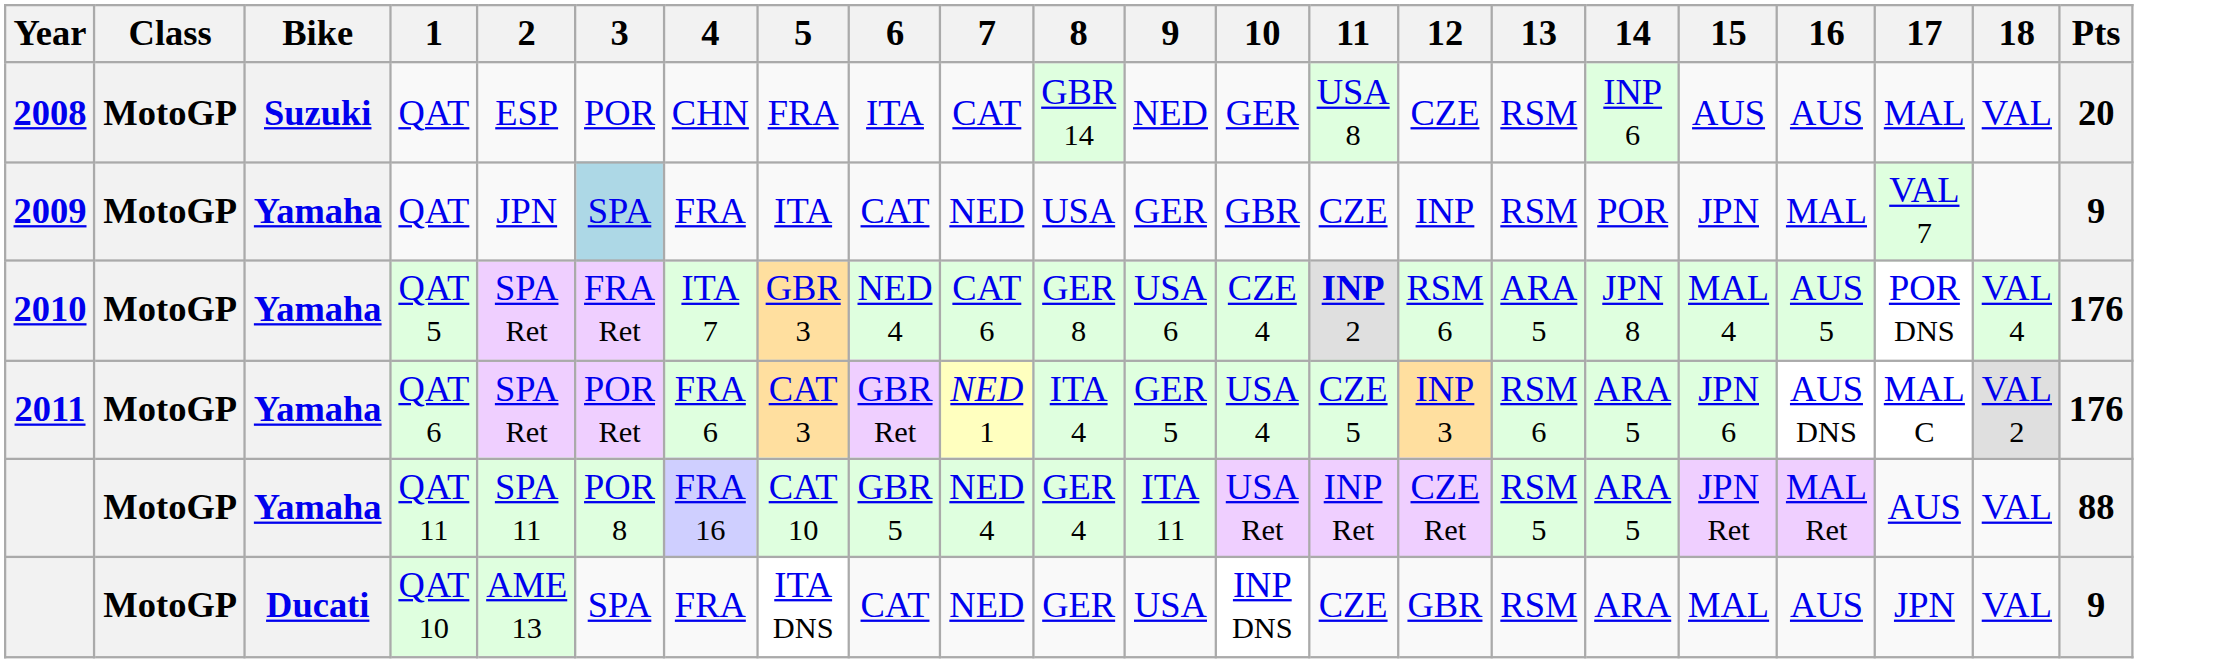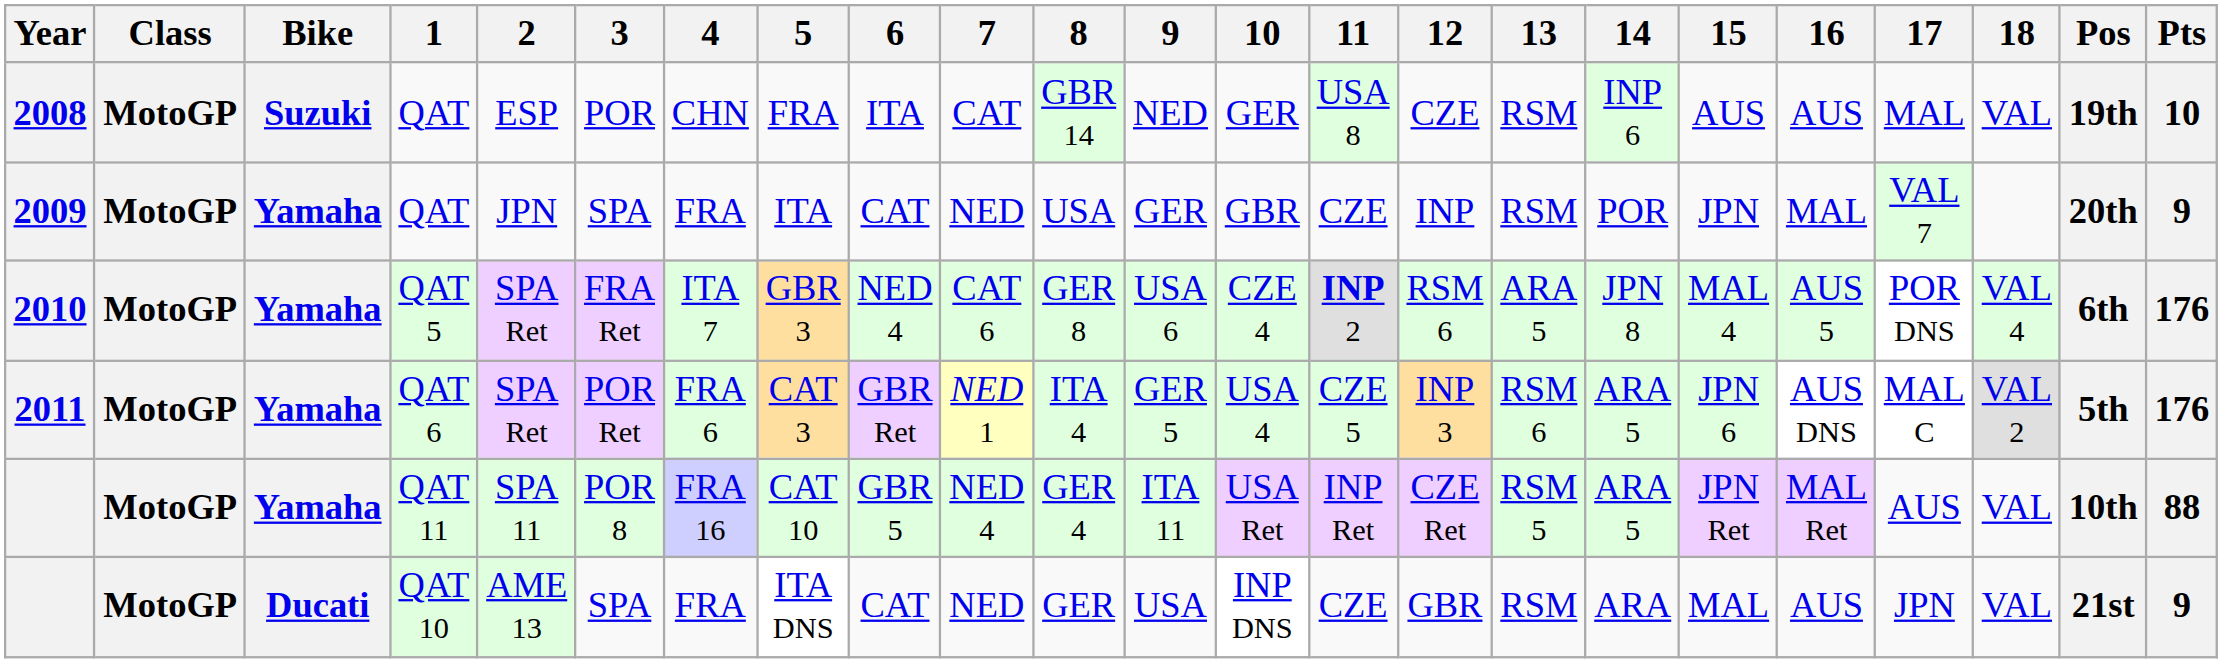+ column: (2103, 33)
(2096, 111) 20 -> (2182, 111) 10
(620, 210) lightblue background -> (620, 210) no background
